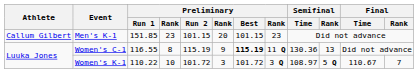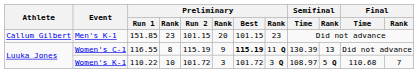(303, 49) 130.36 -> (303, 49) 130.39
(362, 62) 110.67 -> (362, 62) 110.68
